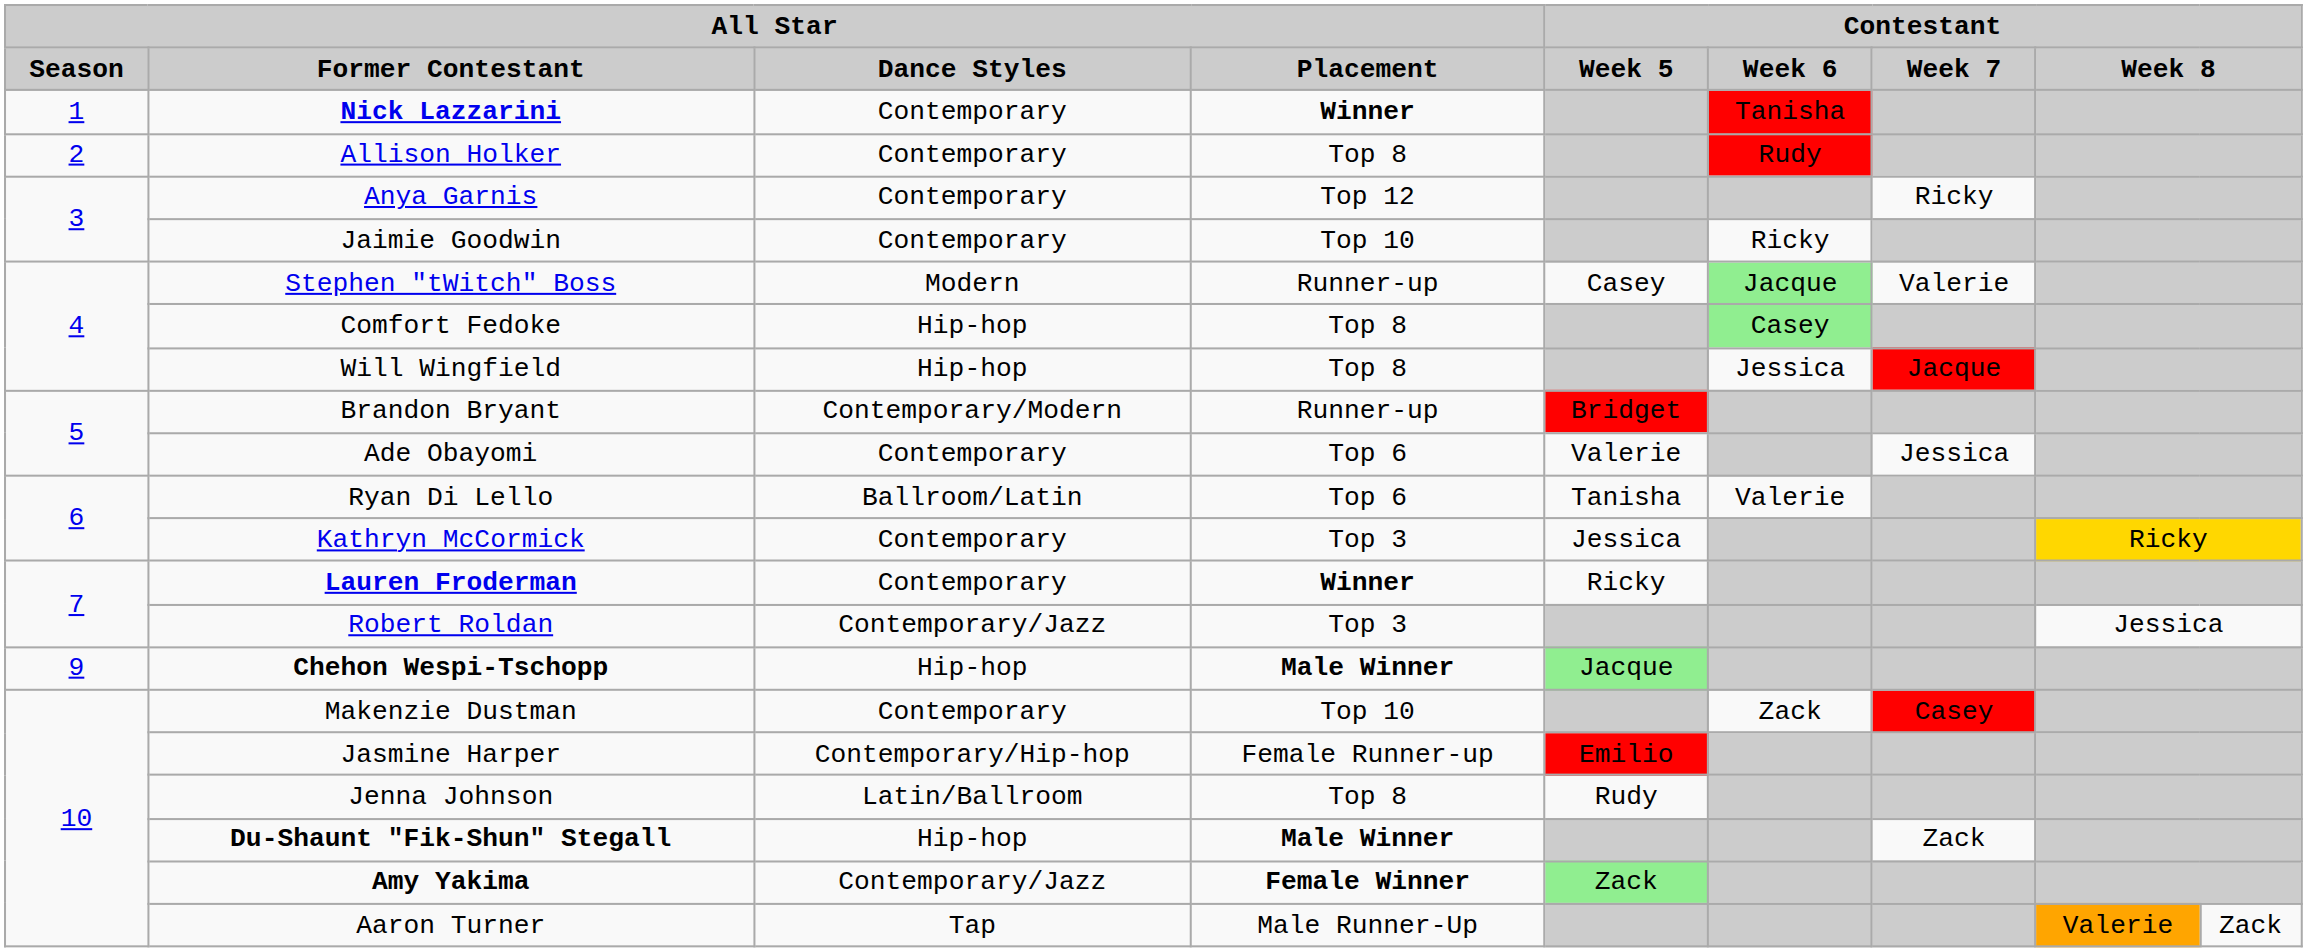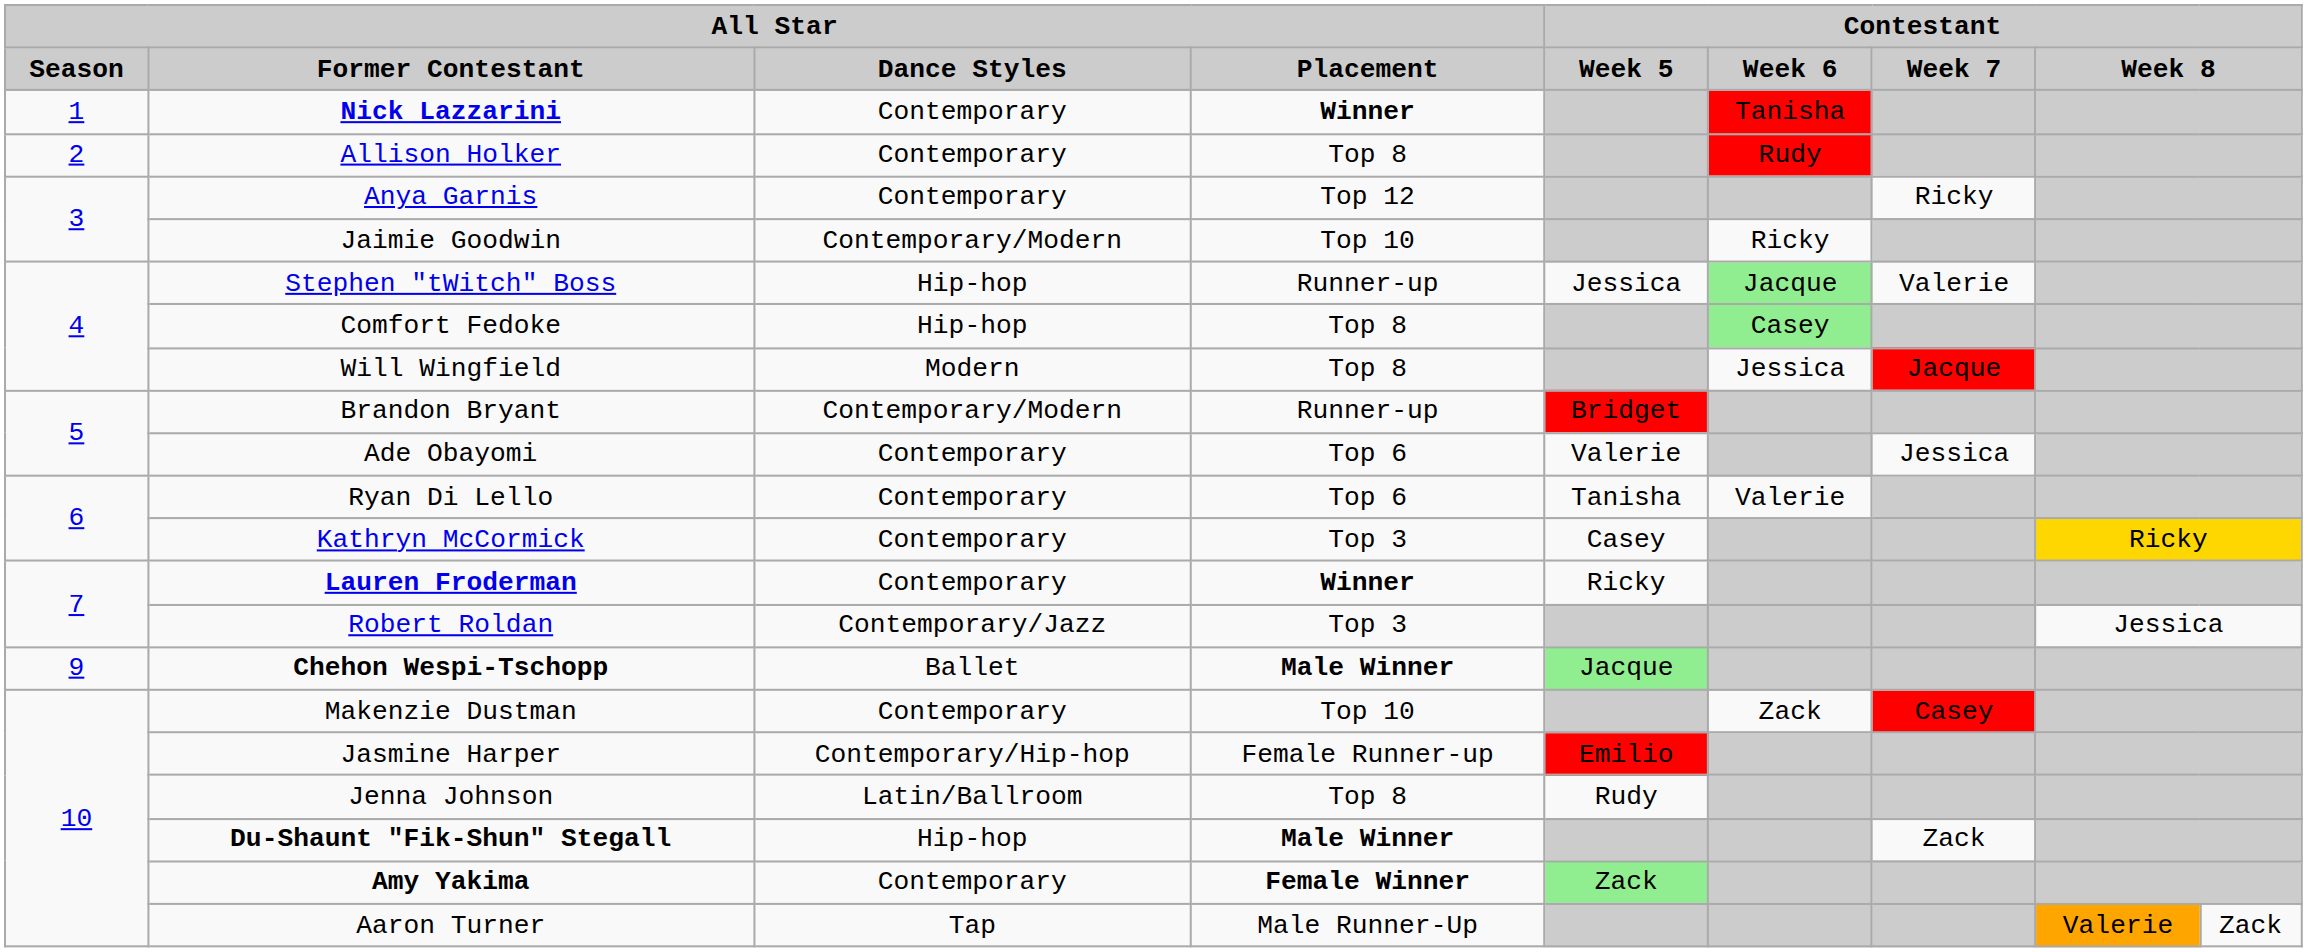(972, 240) Contemporary -> (972, 240) Contemporary/Modern
(972, 283) Modern -> (972, 283) Hip-hop
(1626, 283) Casey -> (1626, 283) Jessica
(972, 369) Hip-hop -> (972, 369) Modern
(972, 497) Ballroom/Latin -> (972, 497) Contemporary
(1626, 540) Jessica -> (1626, 540) Casey
(972, 668) Hip-hop -> (972, 668) Ballet
(972, 882) Contemporary/Jazz -> (972, 882) Contemporary
